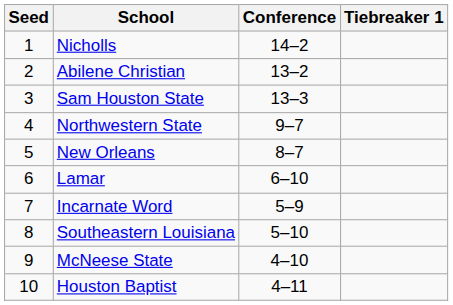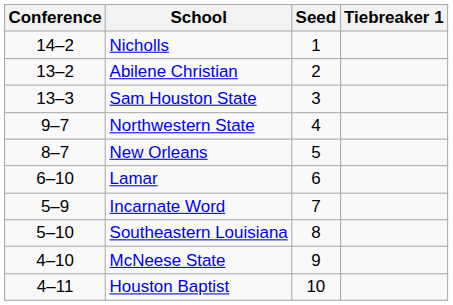columns swapped: (29, 17) <-> (289, 17)
